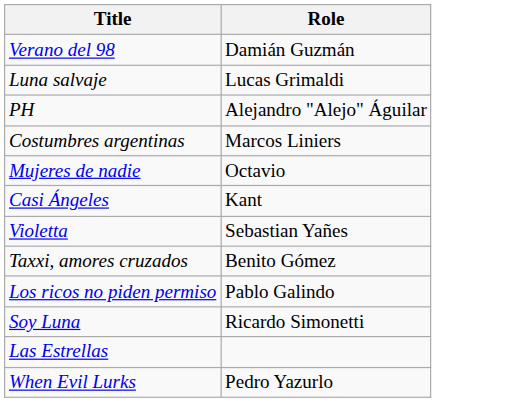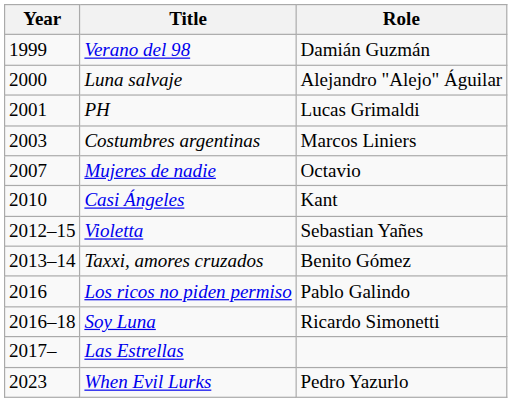+ column: (42, 19)
(285, 79) Lucas Grimaldi -> (401, 79) Alejandro "Alejo" Águilar
(326, 110) Alejandro "Alejo" Águilar -> (360, 110) Lucas Grimaldi
